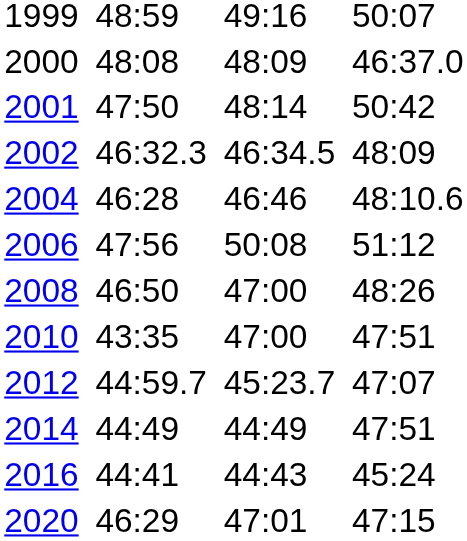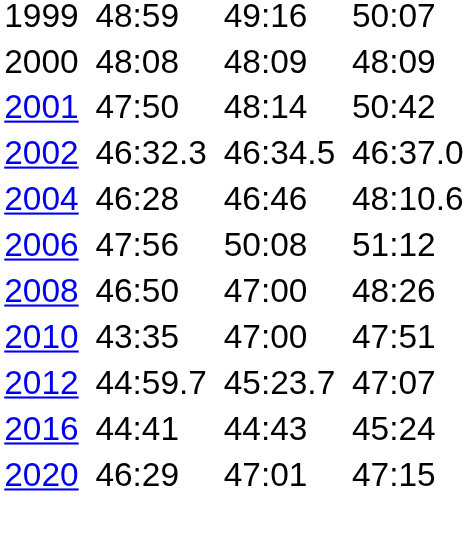(408, 61) 46:37.0 -> (394, 61) 48:09
(394, 153) 48:09 -> (408, 153) 46:37.0
- row: (41, 429)
